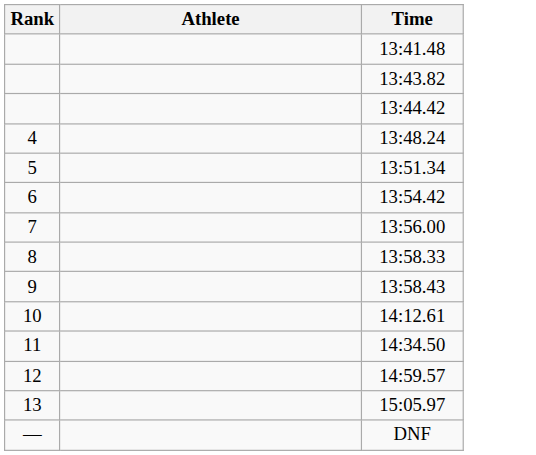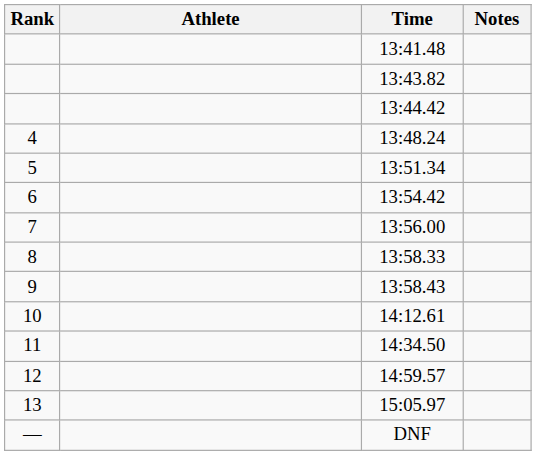+ column: (497, 19)
